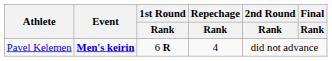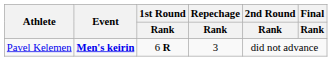(215, 47) 4 -> (215, 47) 3
